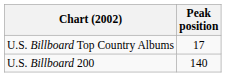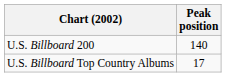rows swapped: (90, 44) <-> (51, 63)
